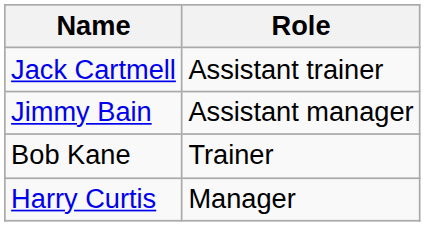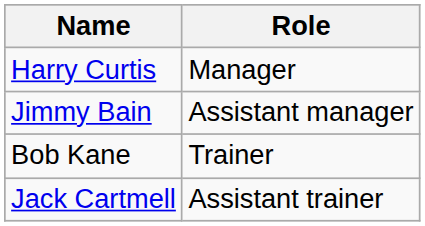rows swapped: (84, 198) <-> (93, 69)
